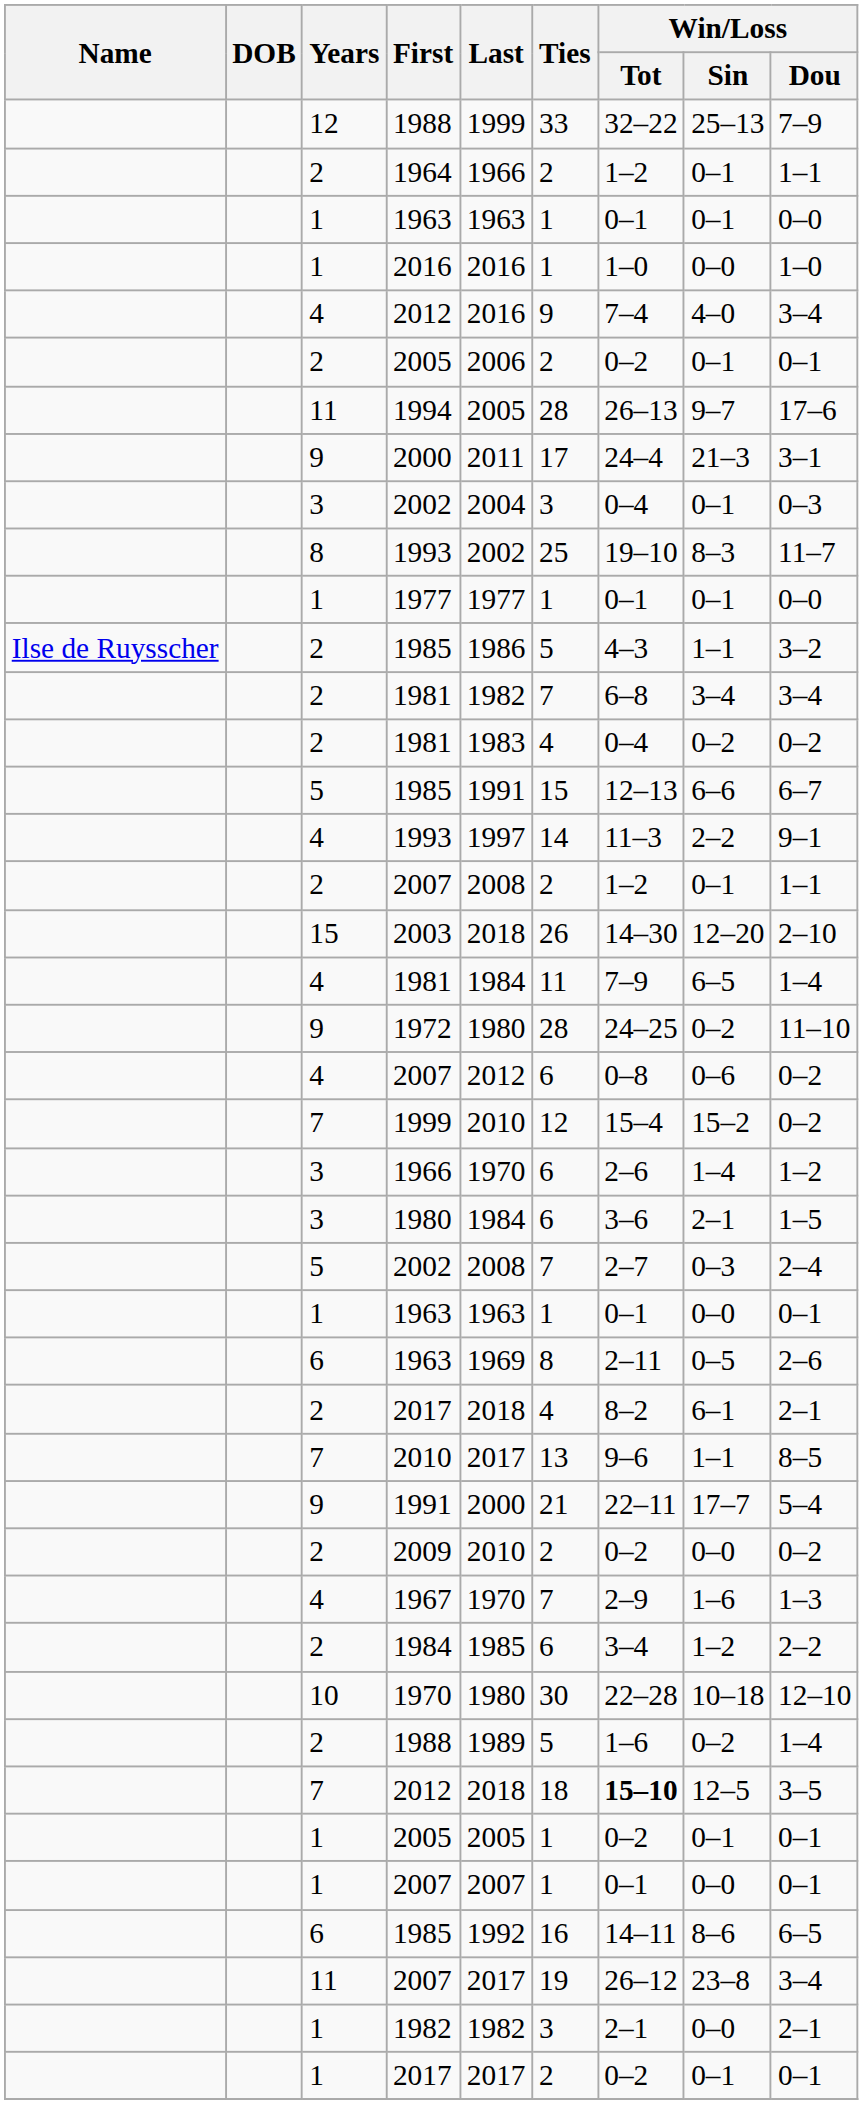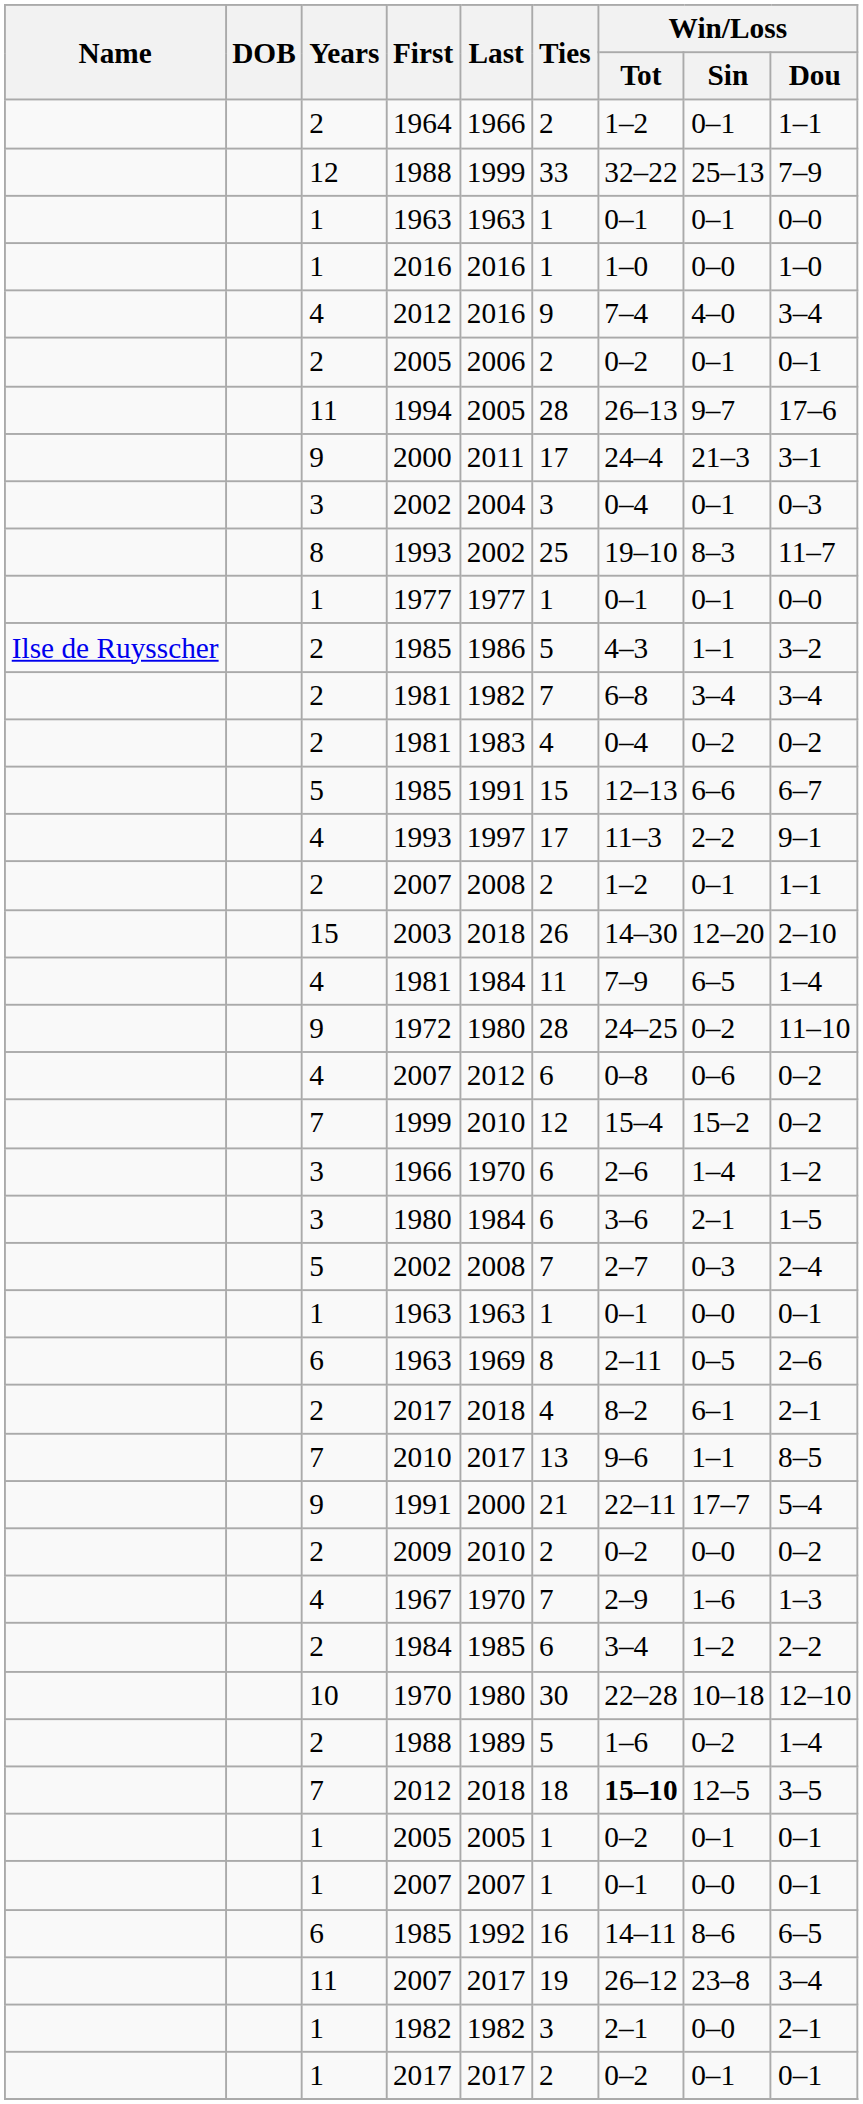rows swapped: (324, 123) <-> (317, 170)
(554, 837) 14 -> (554, 837) 17
